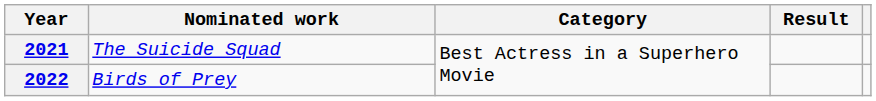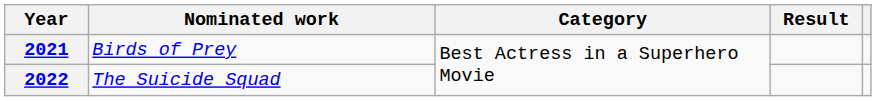(186, 50) The Suicide Squad -> (164, 50) Birds of Prey
(164, 80) Birds of Prey -> (186, 80) The Suicide Squad
